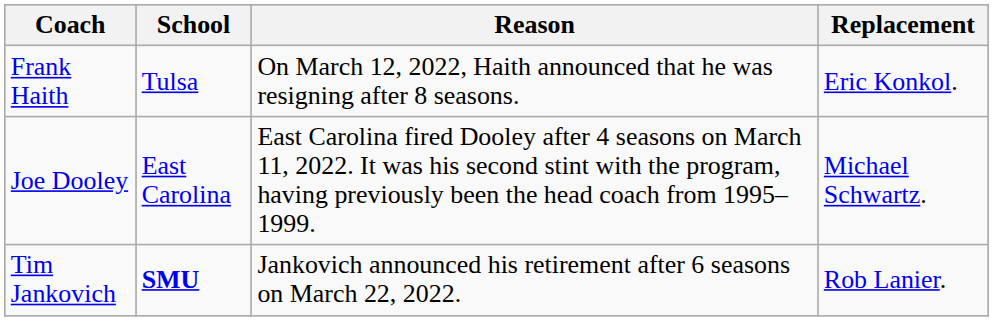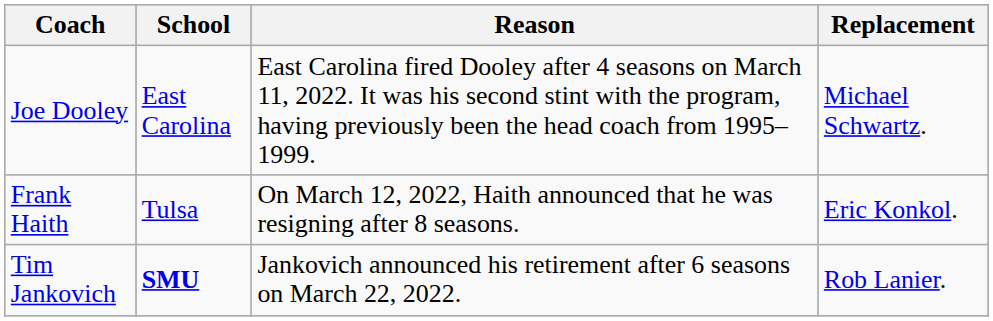rows swapped: (69, 180) <-> (41, 80)
